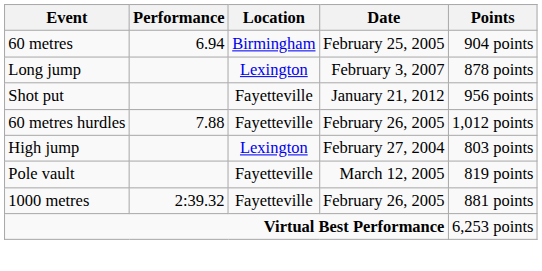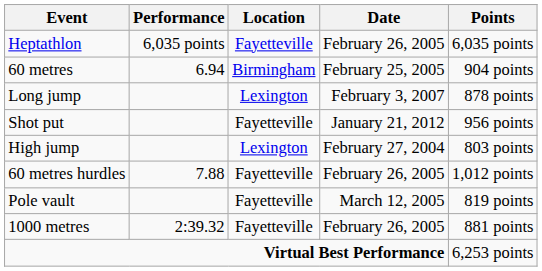+ row: (45, 43)
rows swapped: (44, 148) <-> (67, 122)
